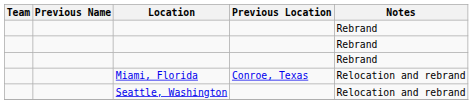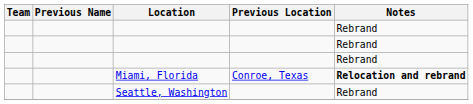(401, 76) normal -> (401, 76) bold
(401, 92) Relocation and rebrand -> (357, 92) Rebrand
